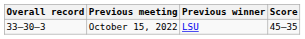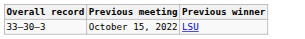- column: (284, 12)
